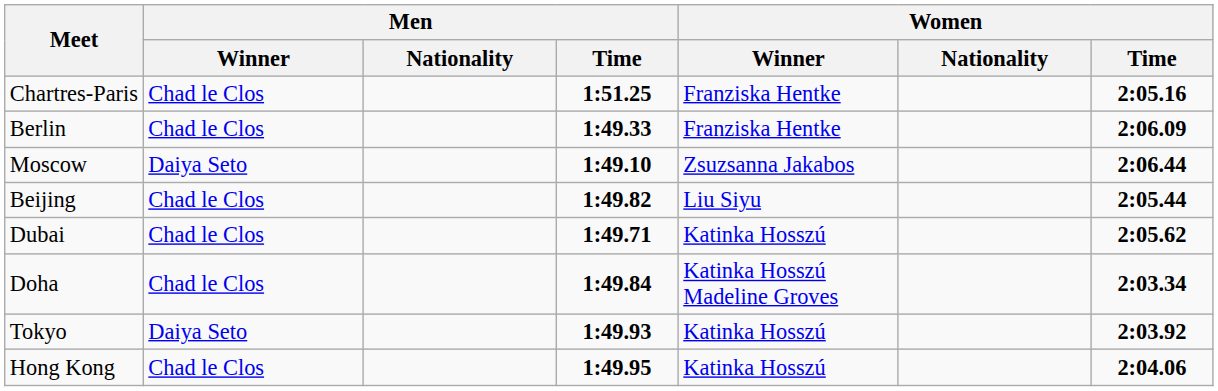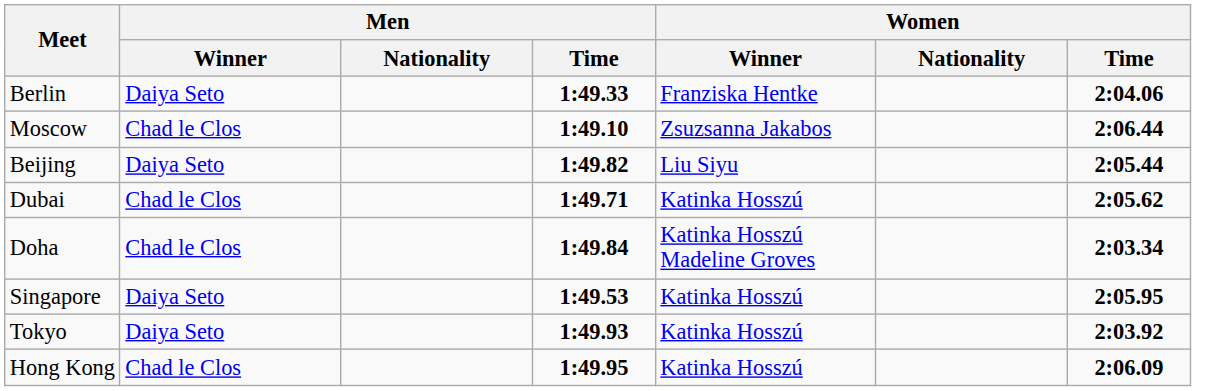- row: (74, 93)
(206, 128) Chad le Clos -> (175, 93) Daiya Seto
(1152, 128) 2:06.09 -> (1129, 93) 2:04.06
(198, 164) Daiya Seto -> (183, 128) Chad le Clos
(206, 199) Chad le Clos -> (175, 164) Daiya Seto
+ row: (55, 296)
(1152, 367) 2:04.06 -> (1129, 367) 2:06.09
